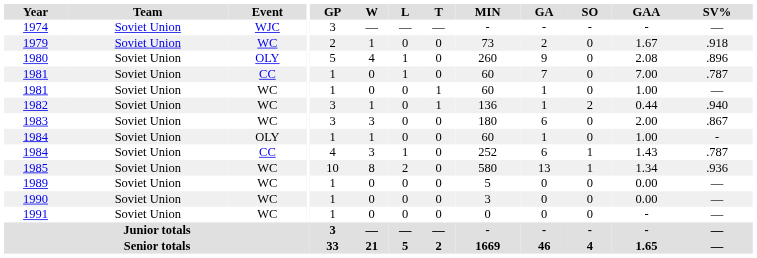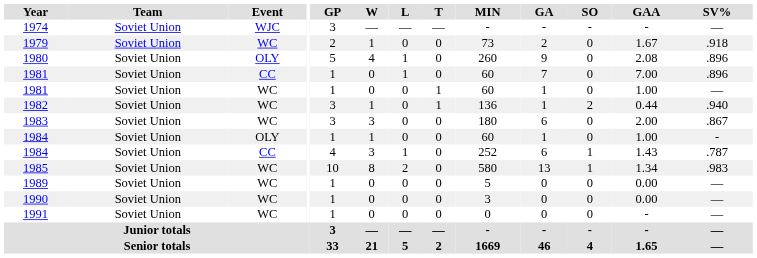(717, 74) .787 -> (717, 74) .896
(717, 167) .936 -> (717, 167) .983
